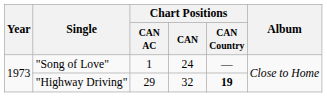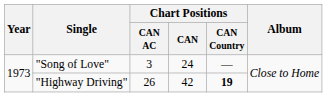(149, 63) 1 -> (149, 63) 3
(149, 82) 29 -> (149, 82) 26
(187, 82) 32 -> (187, 82) 42
